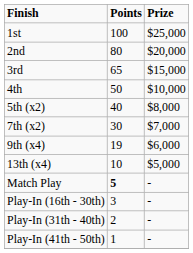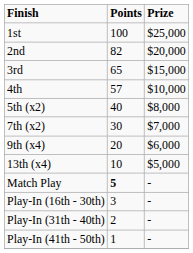(116, 51) 80 -> (116, 51) 82
(116, 88) 50 -> (116, 88) 57
(116, 145) 19 -> (116, 145) 20
